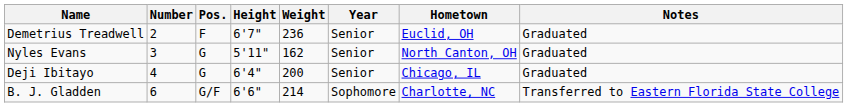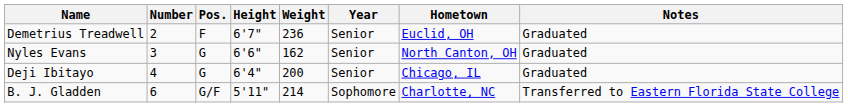(251, 53) 5'11" -> (248, 53) 6'6"
(248, 92) 6'6" -> (251, 92) 5'11"
